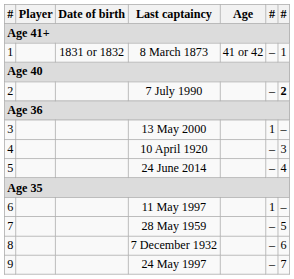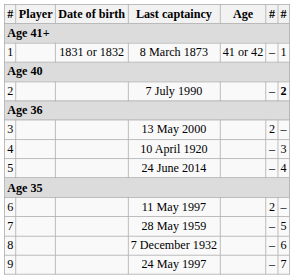(272, 129) 1 -> (272, 129) 2
(272, 206) 1 -> (272, 206) 2
